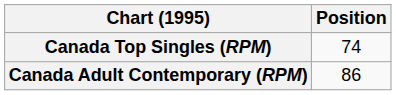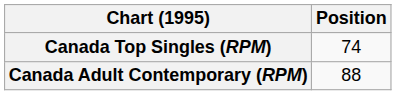(351, 75) 86 -> (351, 75) 88
